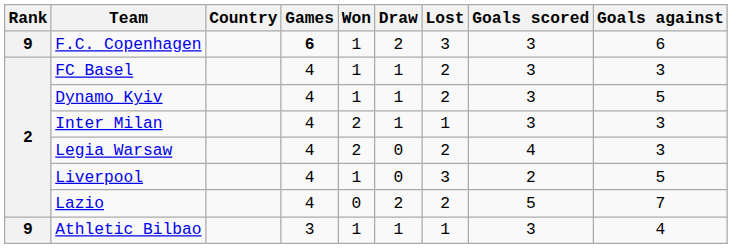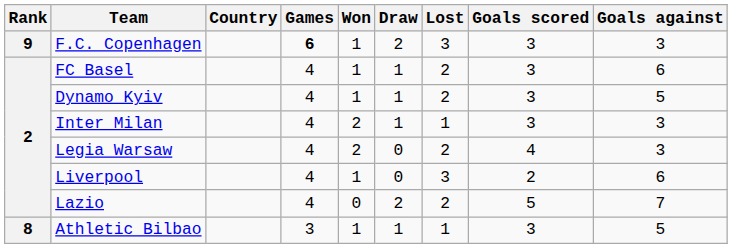(660, 44) 6 -> (660, 44) 3
(660, 71) 3 -> (660, 71) 6
(660, 177) 5 -> (660, 177) 6
(28, 230) 9 -> (28, 230) 8
(660, 230) 4 -> (660, 230) 5
